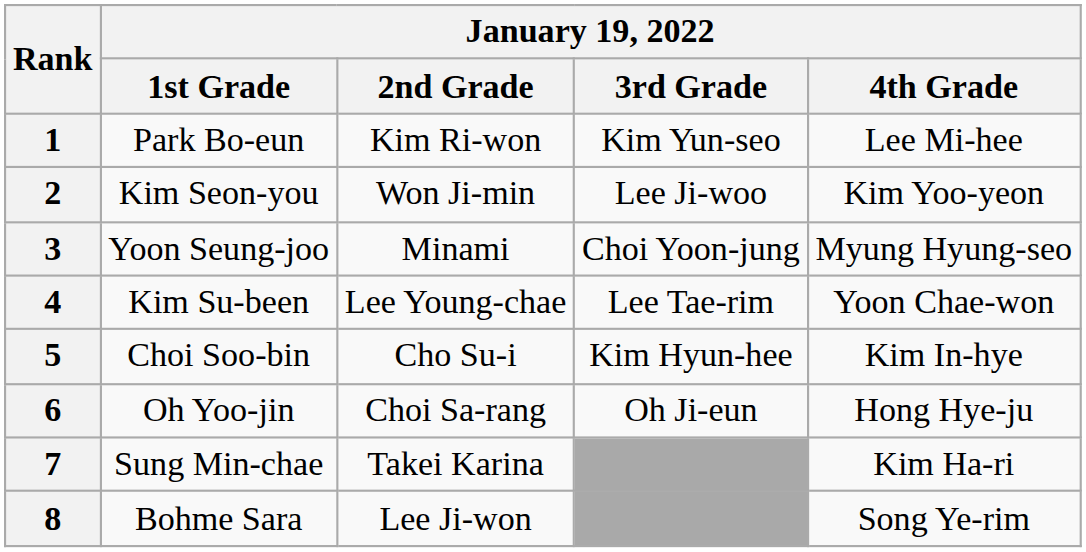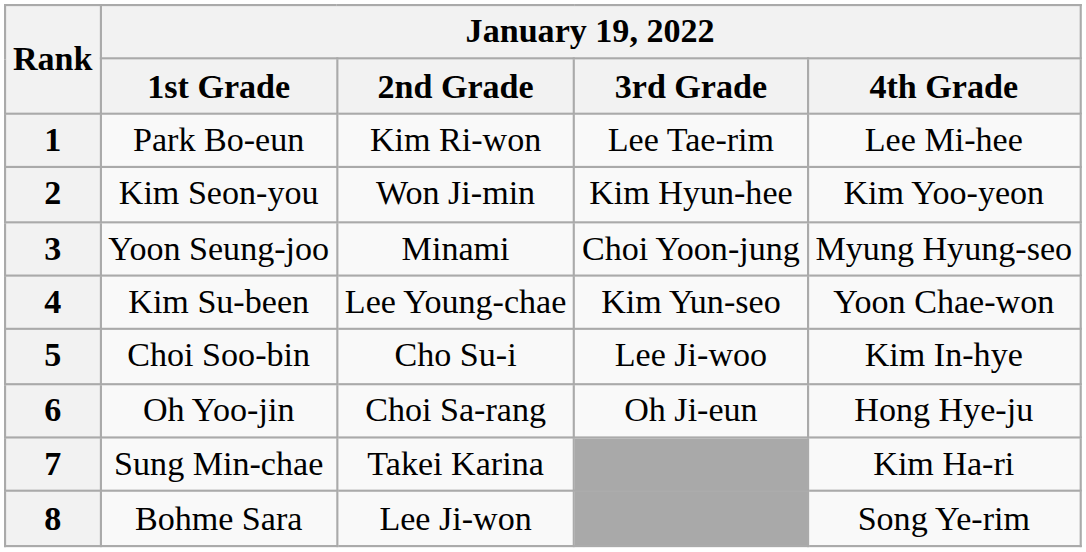(691, 139) Kim Yun-seo -> (691, 139) Lee Tae-rim
(691, 193) Lee Ji-woo -> (691, 193) Kim Hyun-hee
(691, 301) Lee Tae-rim -> (691, 301) Kim Yun-seo
(691, 355) Kim Hyun-hee -> (691, 355) Lee Ji-woo
